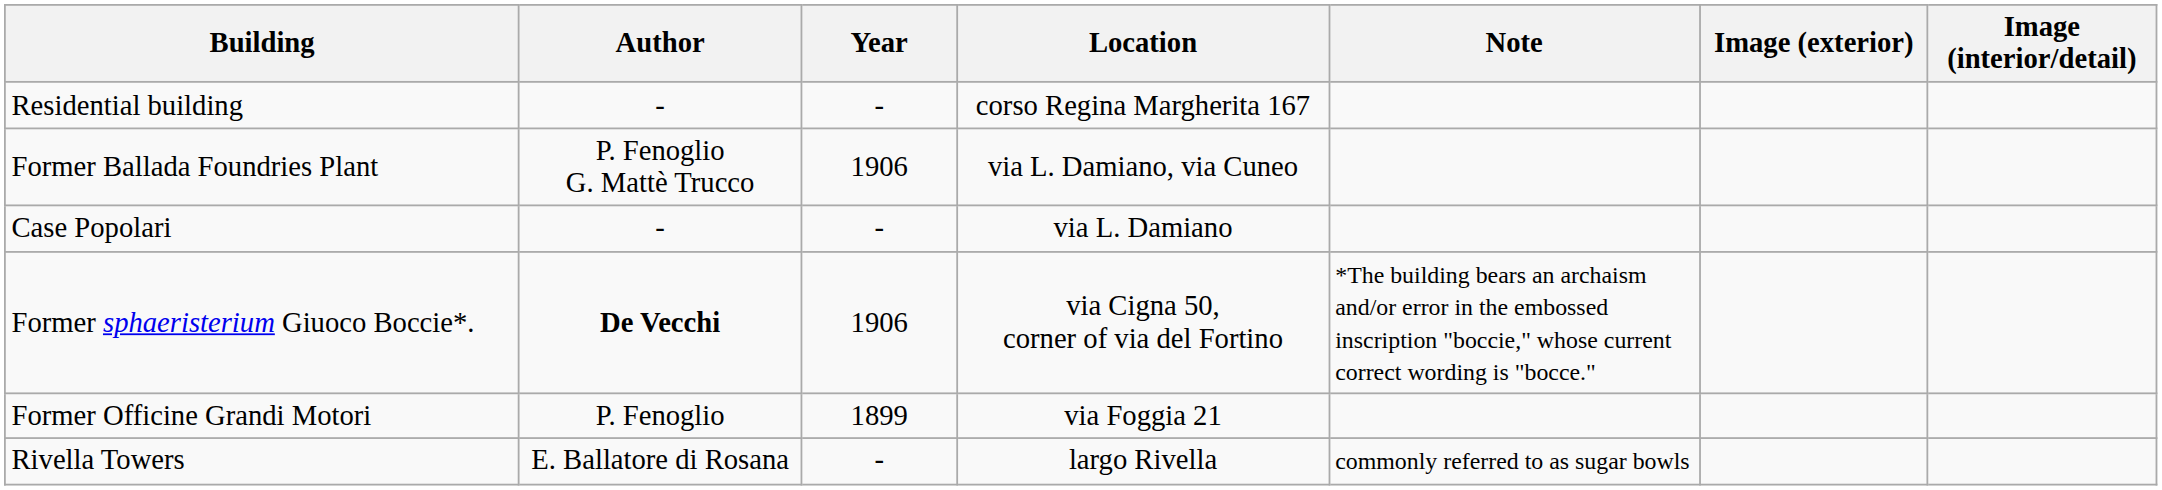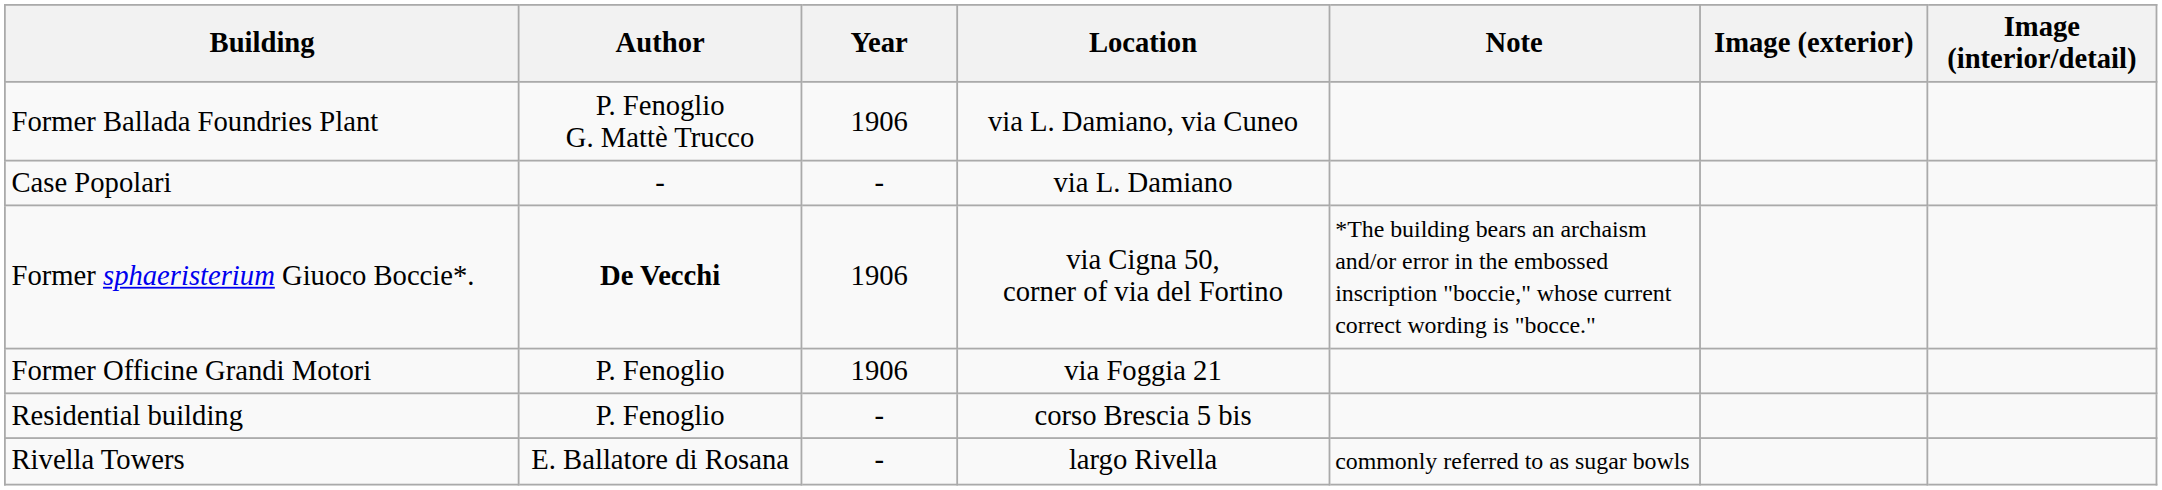- row: (1143, 104)
(879, 415) 1899 -> (879, 369) 1906
+ row: (1143, 415)
